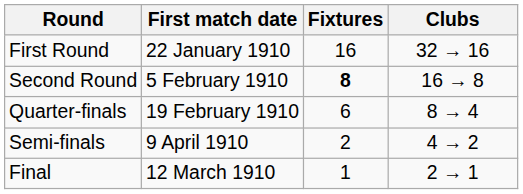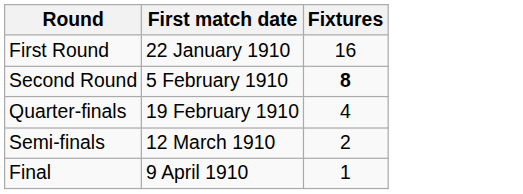- column: (453, 19)
(346, 111) 6 -> (346, 111) 4
(197, 142) 9 April 1910 -> (211, 142) 12 March 1910
(211, 173) 12 March 1910 -> (197, 173) 9 April 1910
